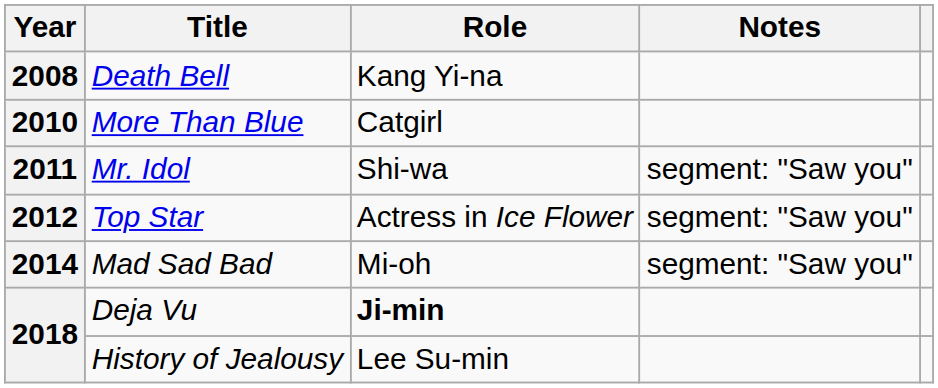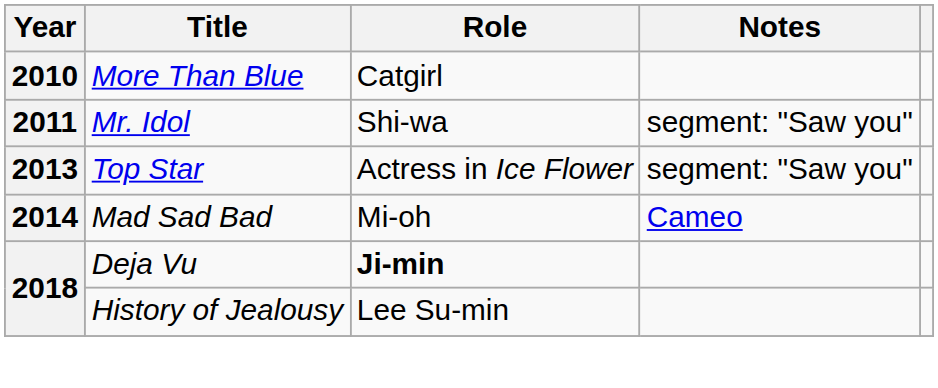- row: (160, 75)
(45, 216) 2012 -> (45, 169) 2013
(780, 264) segment: "Saw you" -> (695, 216) Cameo
